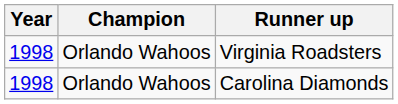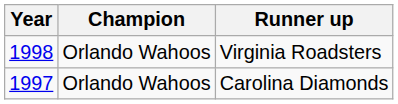(31, 83) 1998 -> (31, 83) 1997
